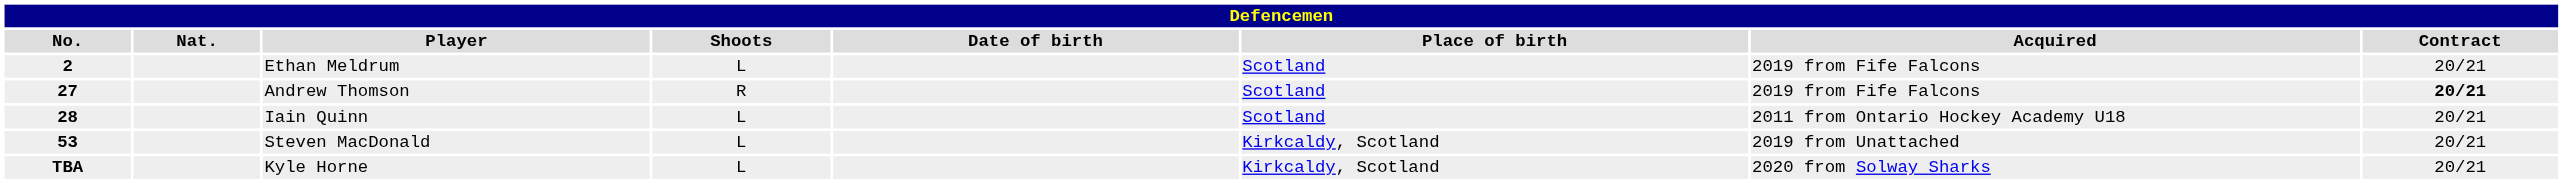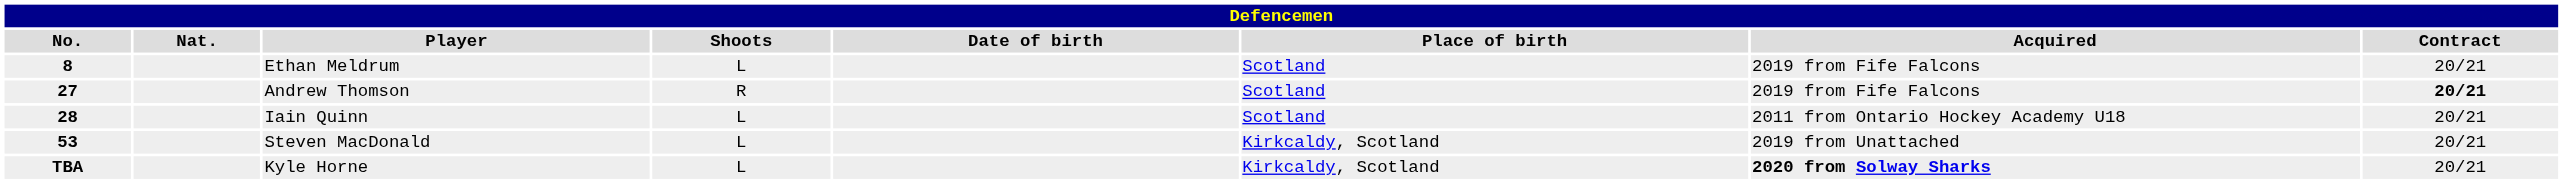(68, 66) 2 -> (68, 66) 8
(1871, 167) normal -> (1871, 167) bold
